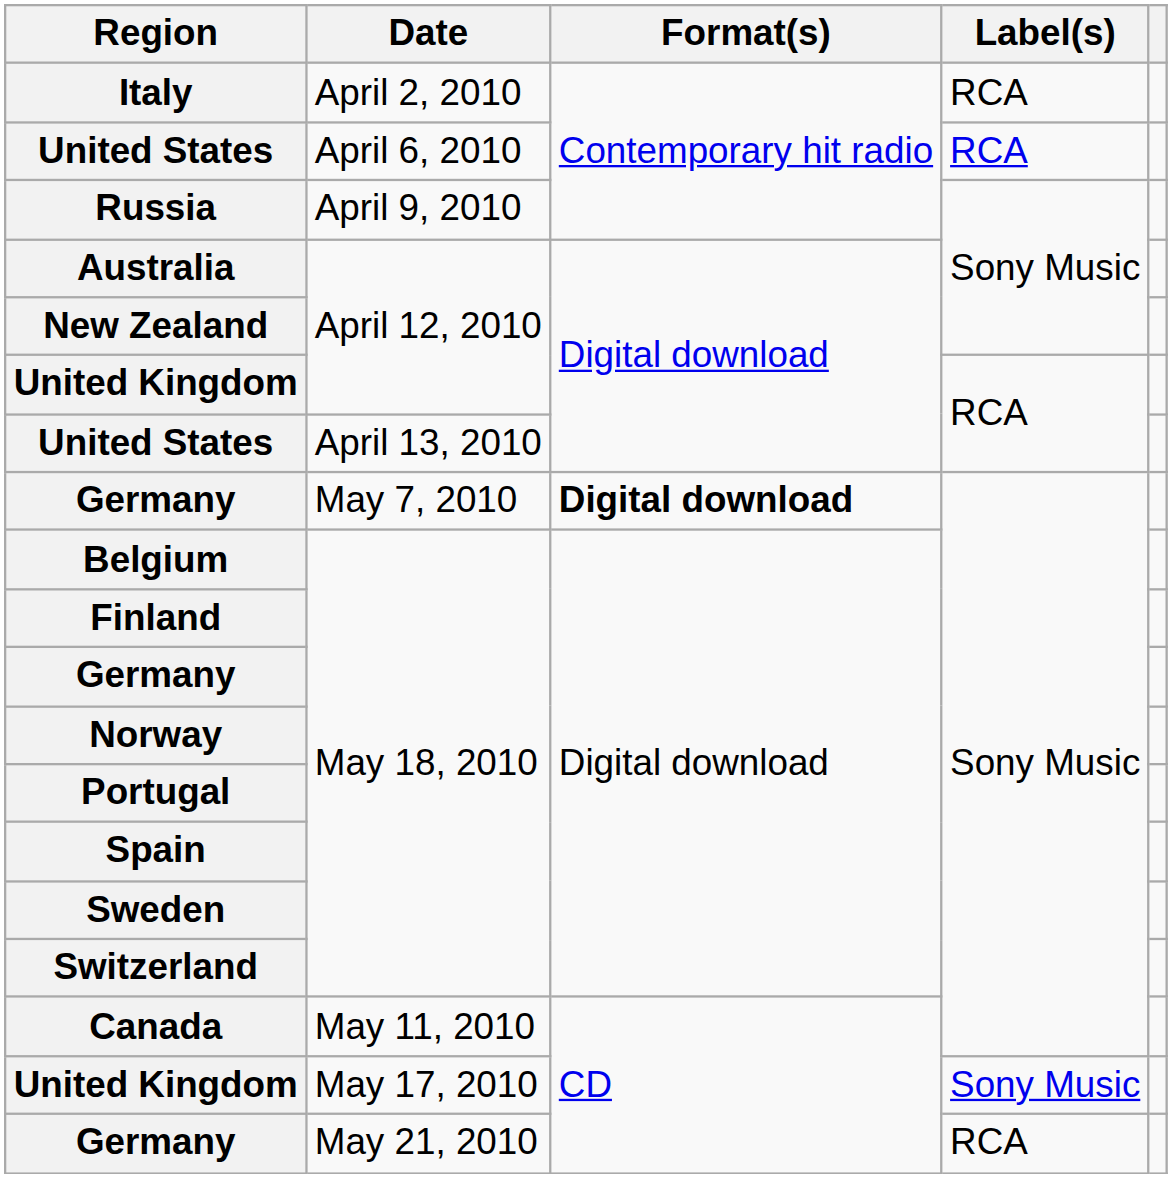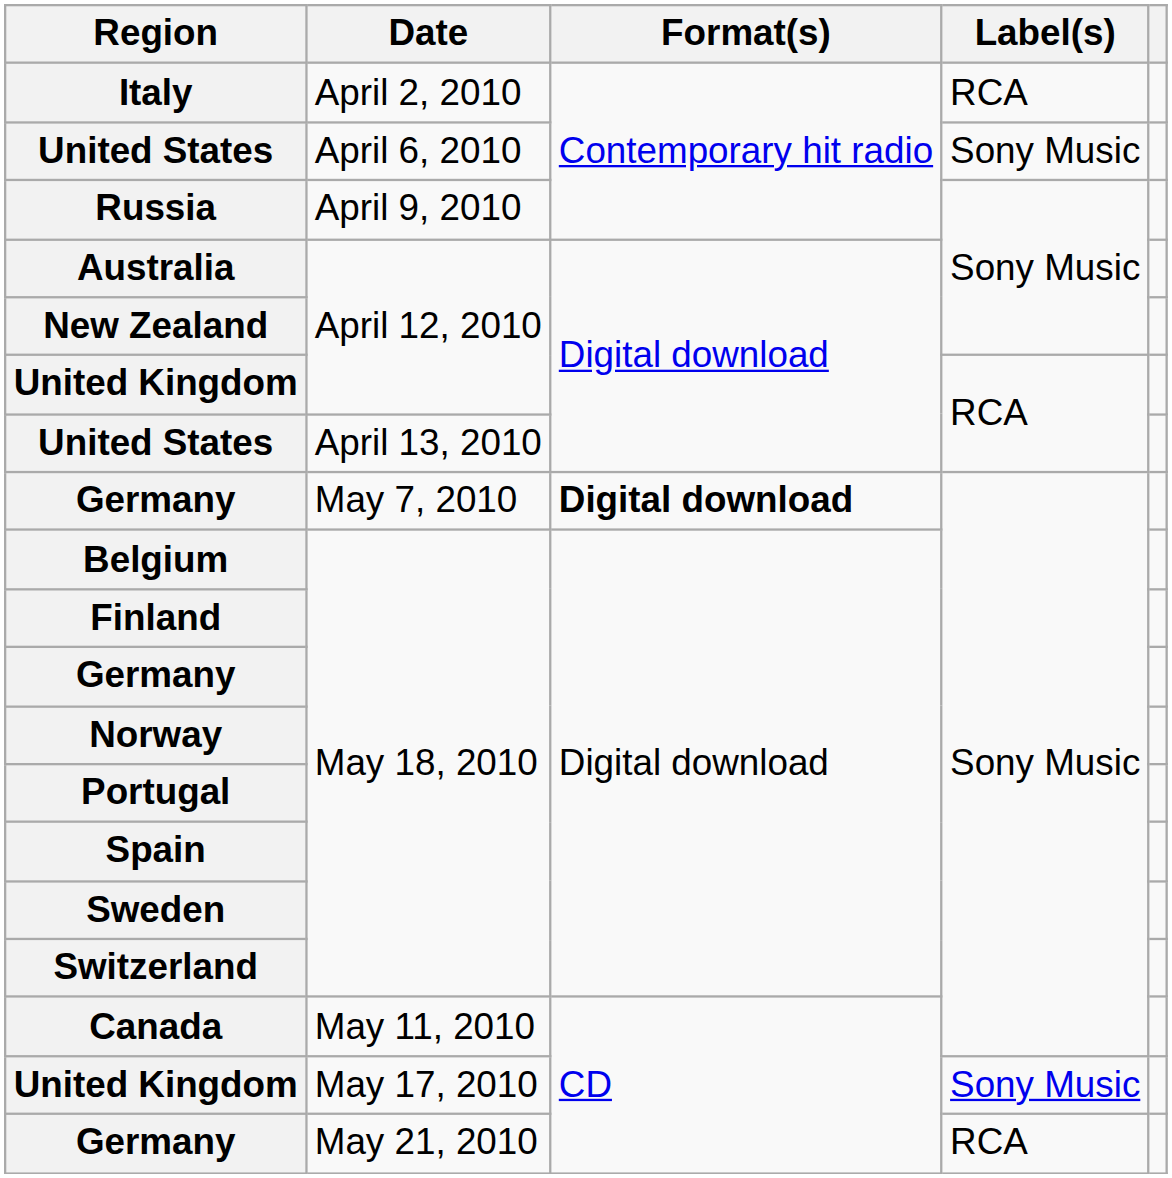(989, 150) RCA -> (1045, 150) Sony Music
